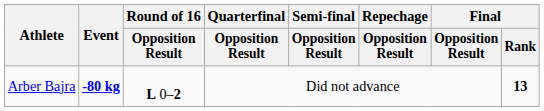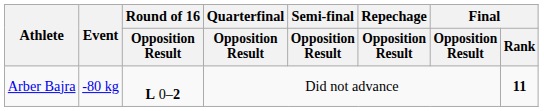(101, 86) bold -> (101, 86) normal
(520, 86) 13 -> (520, 86) 11
